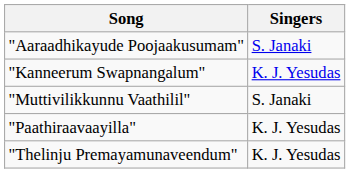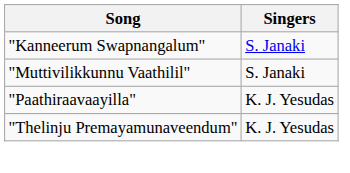- row: (126, 45)
(296, 72) K. J. Yesudas -> (275, 45) S. Janaki
